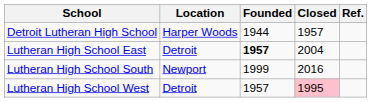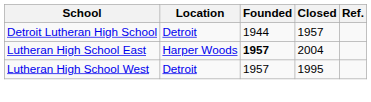(200, 32) Harper Woods -> (180, 32) Detroit
(180, 50) Detroit -> (200, 50) Harper Woods
- row: (80, 69)
(311, 87) pink background -> (311, 69) no background
